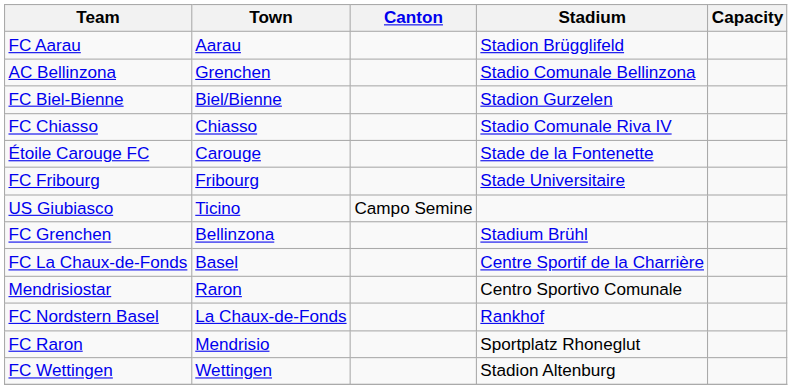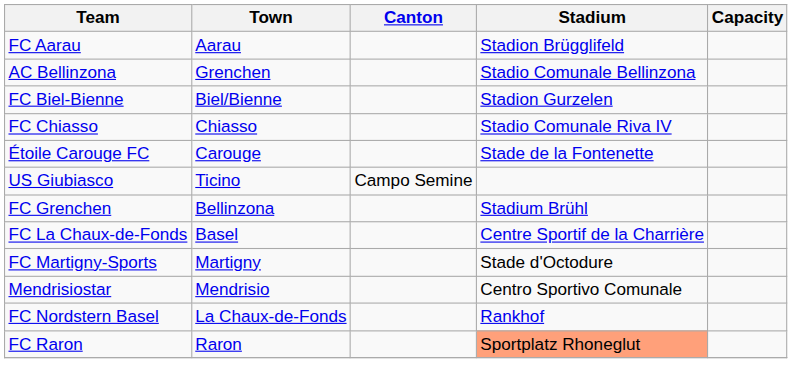- row: (54, 180)
+ row: (83, 262)
(219, 289) Raron -> (232, 289) Mendrisio
(232, 343) Mendrisio -> (219, 343) Raron
(560, 343) no background -> (560, 343) lightsalmon background
- row: (61, 371)
